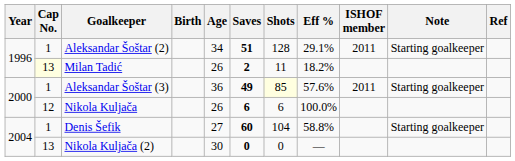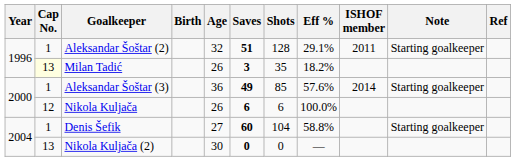(217, 48) 34 -> (217, 48) 32
(247, 68) 2 -> (247, 68) 3
(281, 68) 11 -> (281, 68) 35
(281, 87) lightyellow background -> (281, 87) no background
(364, 87) 2011 -> (364, 87) 2014
